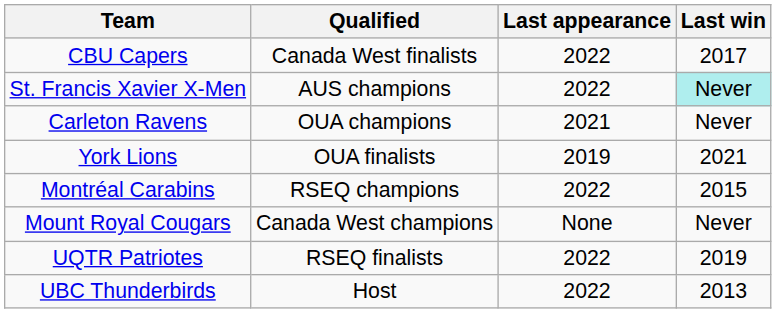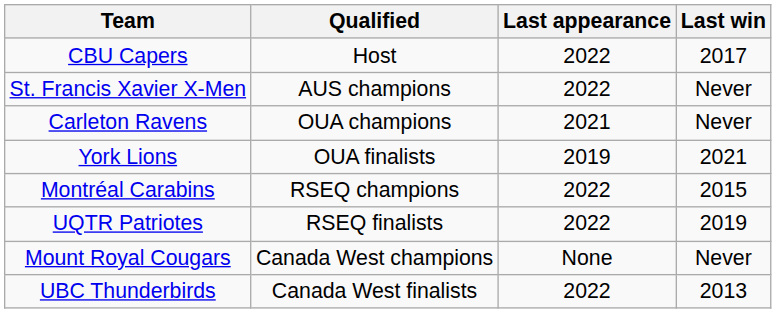(375, 55) Canada West finalists -> (375, 55) Host
(723, 88) paleturquoise background -> (723, 88) no background
rows swapped: (128, 257) <-> (128, 223)
(375, 291) Host -> (375, 291) Canada West finalists
